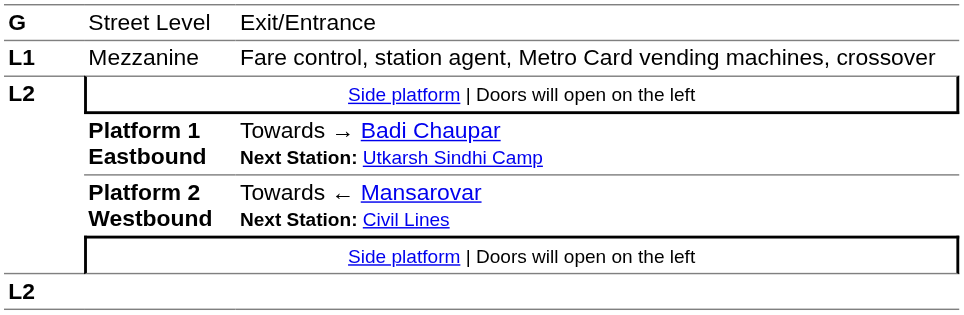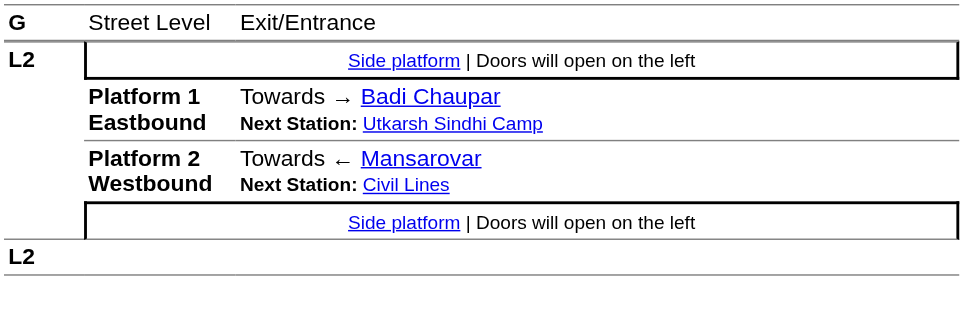- row: (144, 58)
